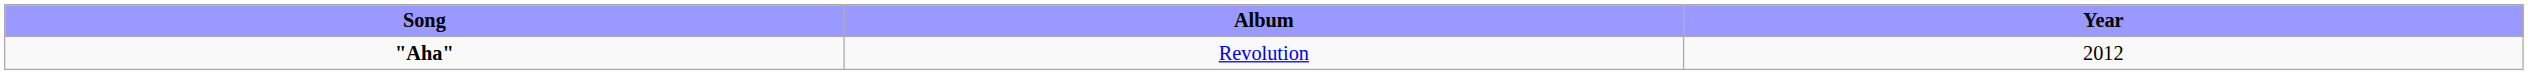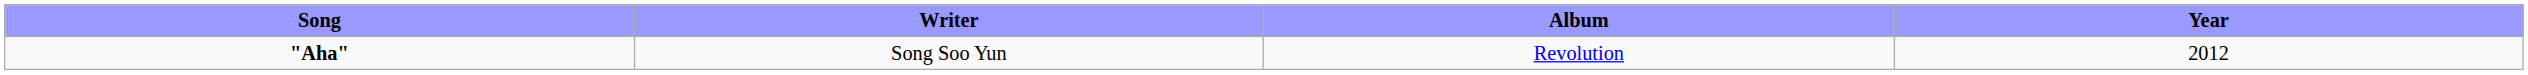+ column: (949, 20)
